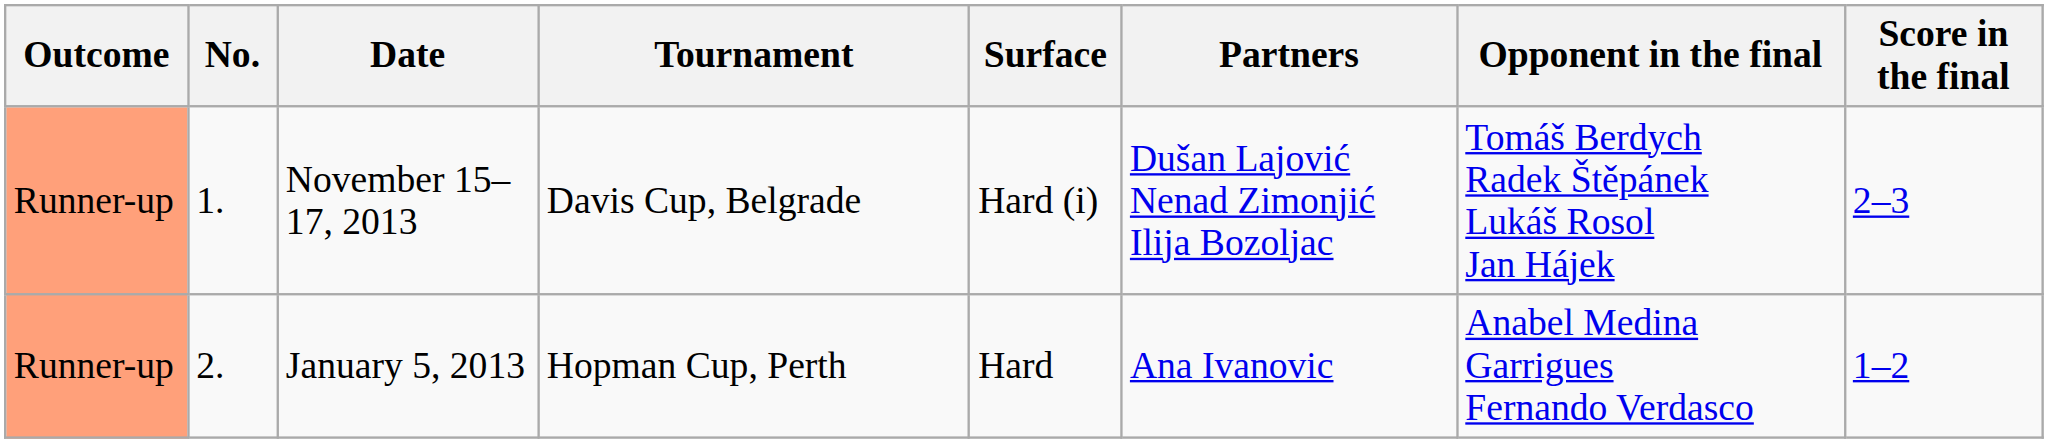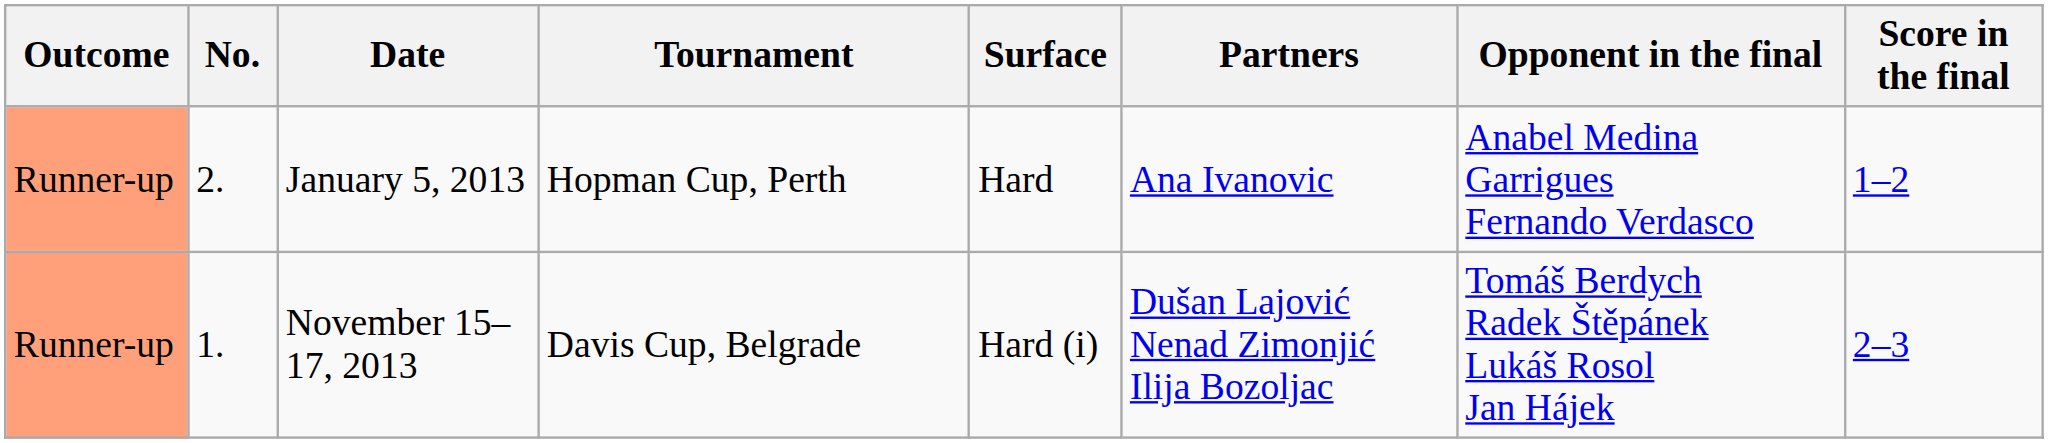rows swapped: (405, 365) <-> (398, 199)
